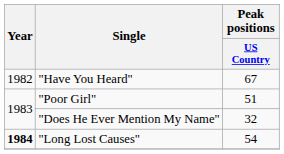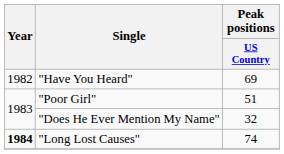(251, 79) 67 -> (251, 79) 69
(251, 139) 54 -> (251, 139) 74
